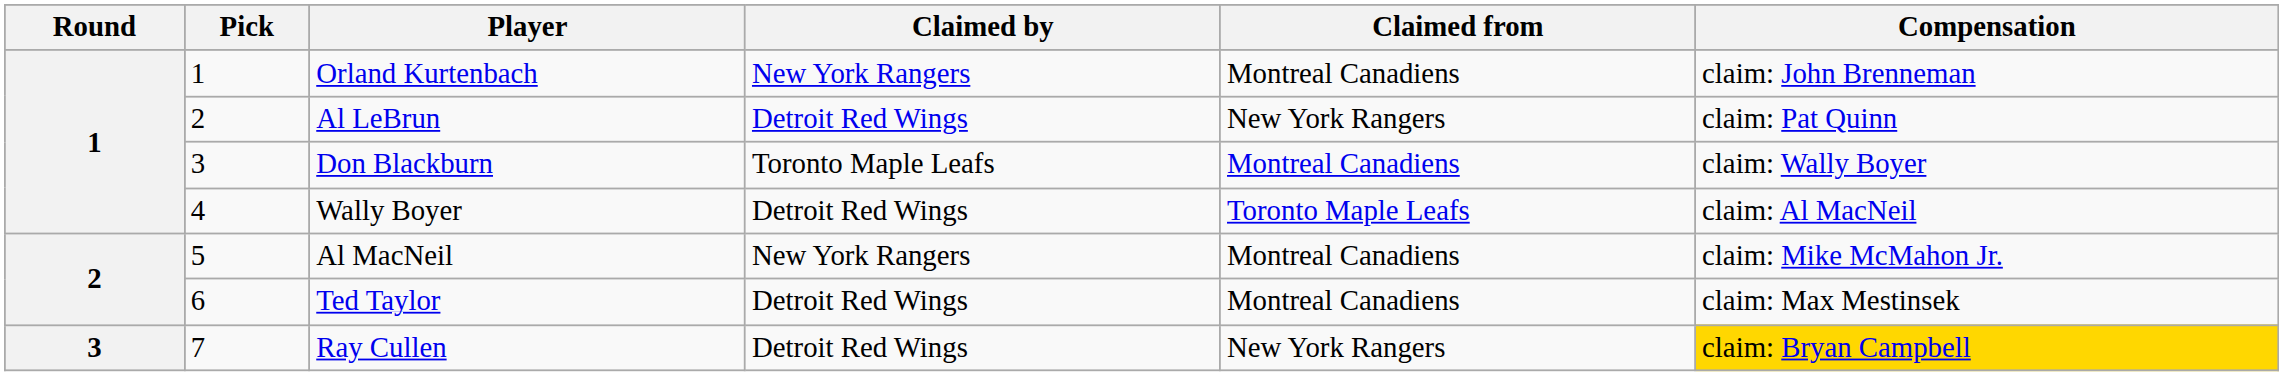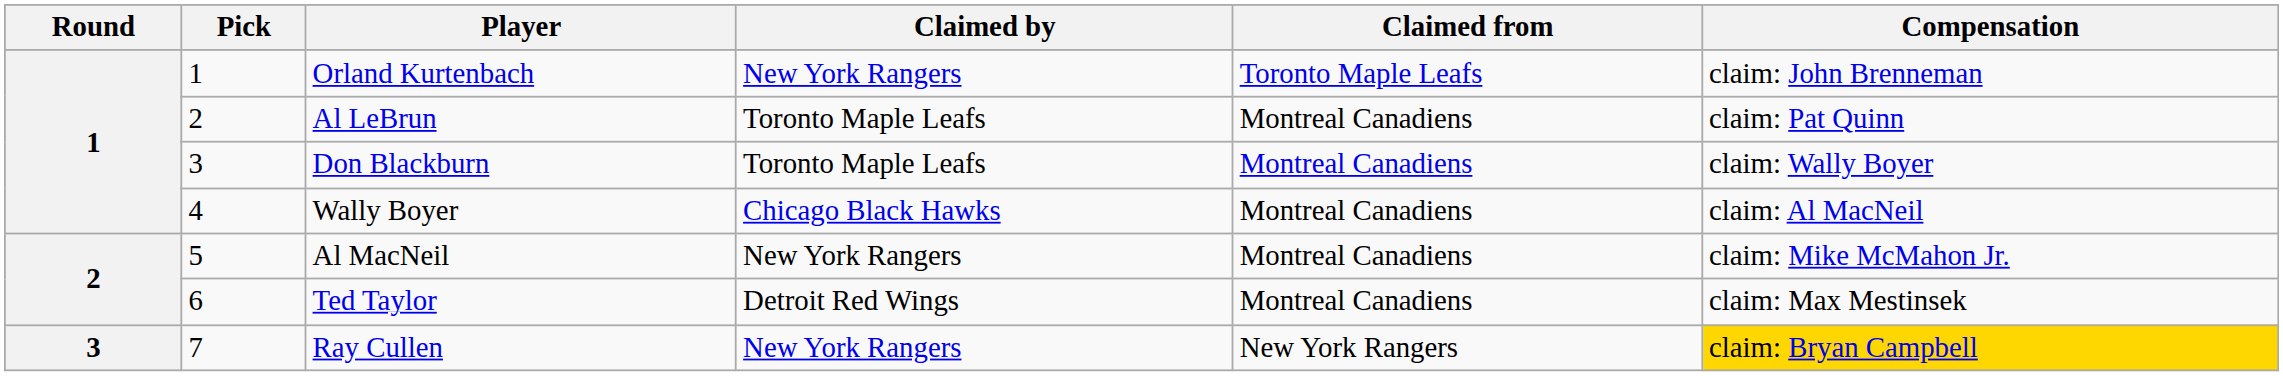(1343, 73) Montreal Canadiens -> (1361, 73) Toronto Maple Leafs
(860, 118) Detroit Red Wings -> (864, 118) Toronto Maple Leafs
(1336, 118) New York Rangers -> (1356, 118) Montreal Canadiens
(860, 210) Detroit Red Wings -> (872, 210) Chicago Black Hawks
(1348, 210) Toronto Maple Leafs -> (1356, 210) Montreal Canadiens
(860, 347) Detroit Red Wings -> (852, 347) New York Rangers
